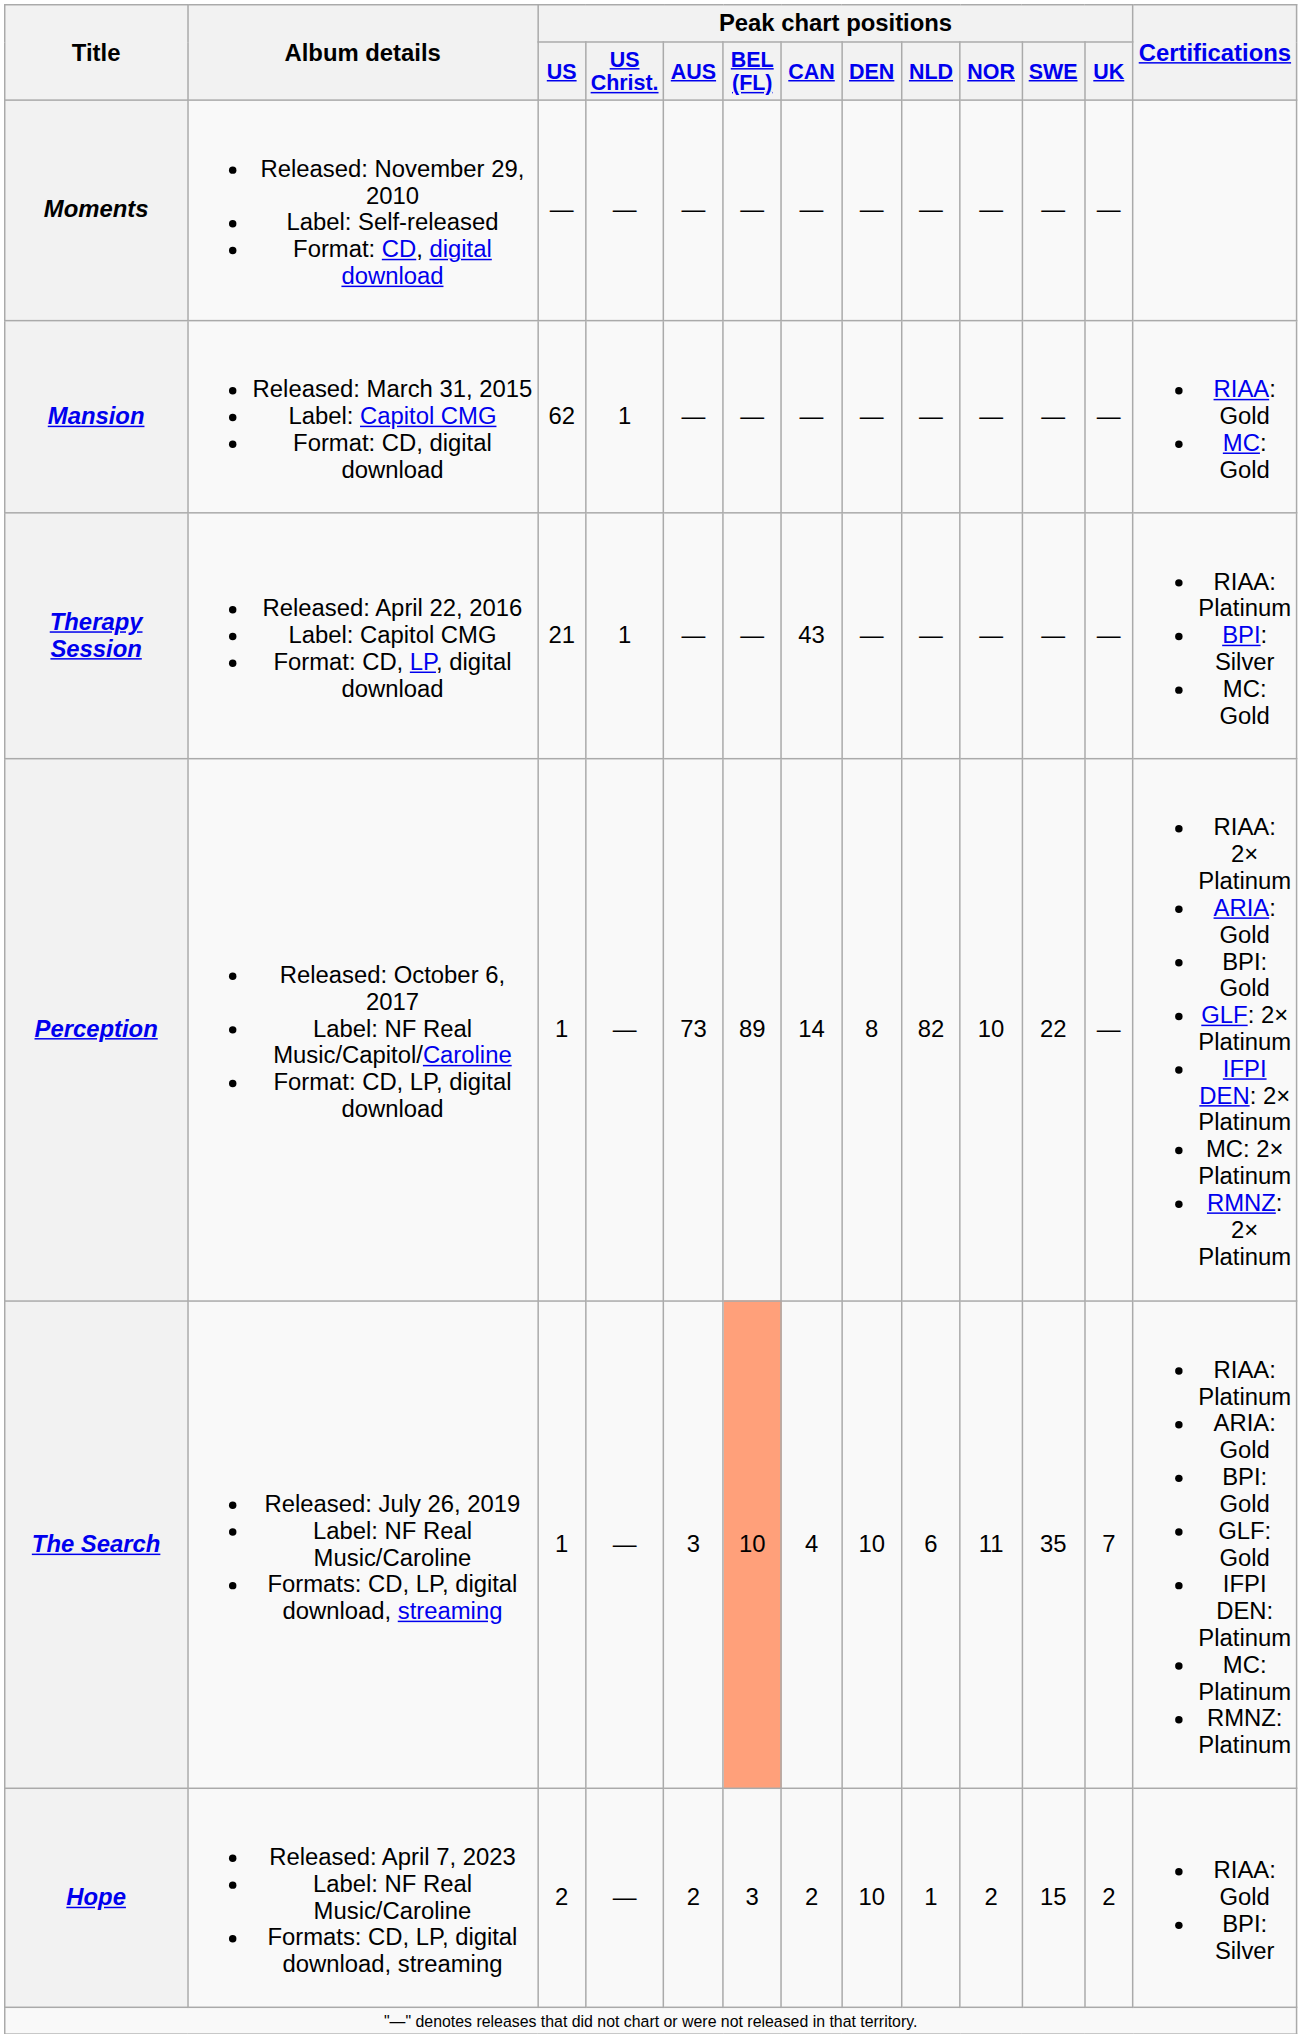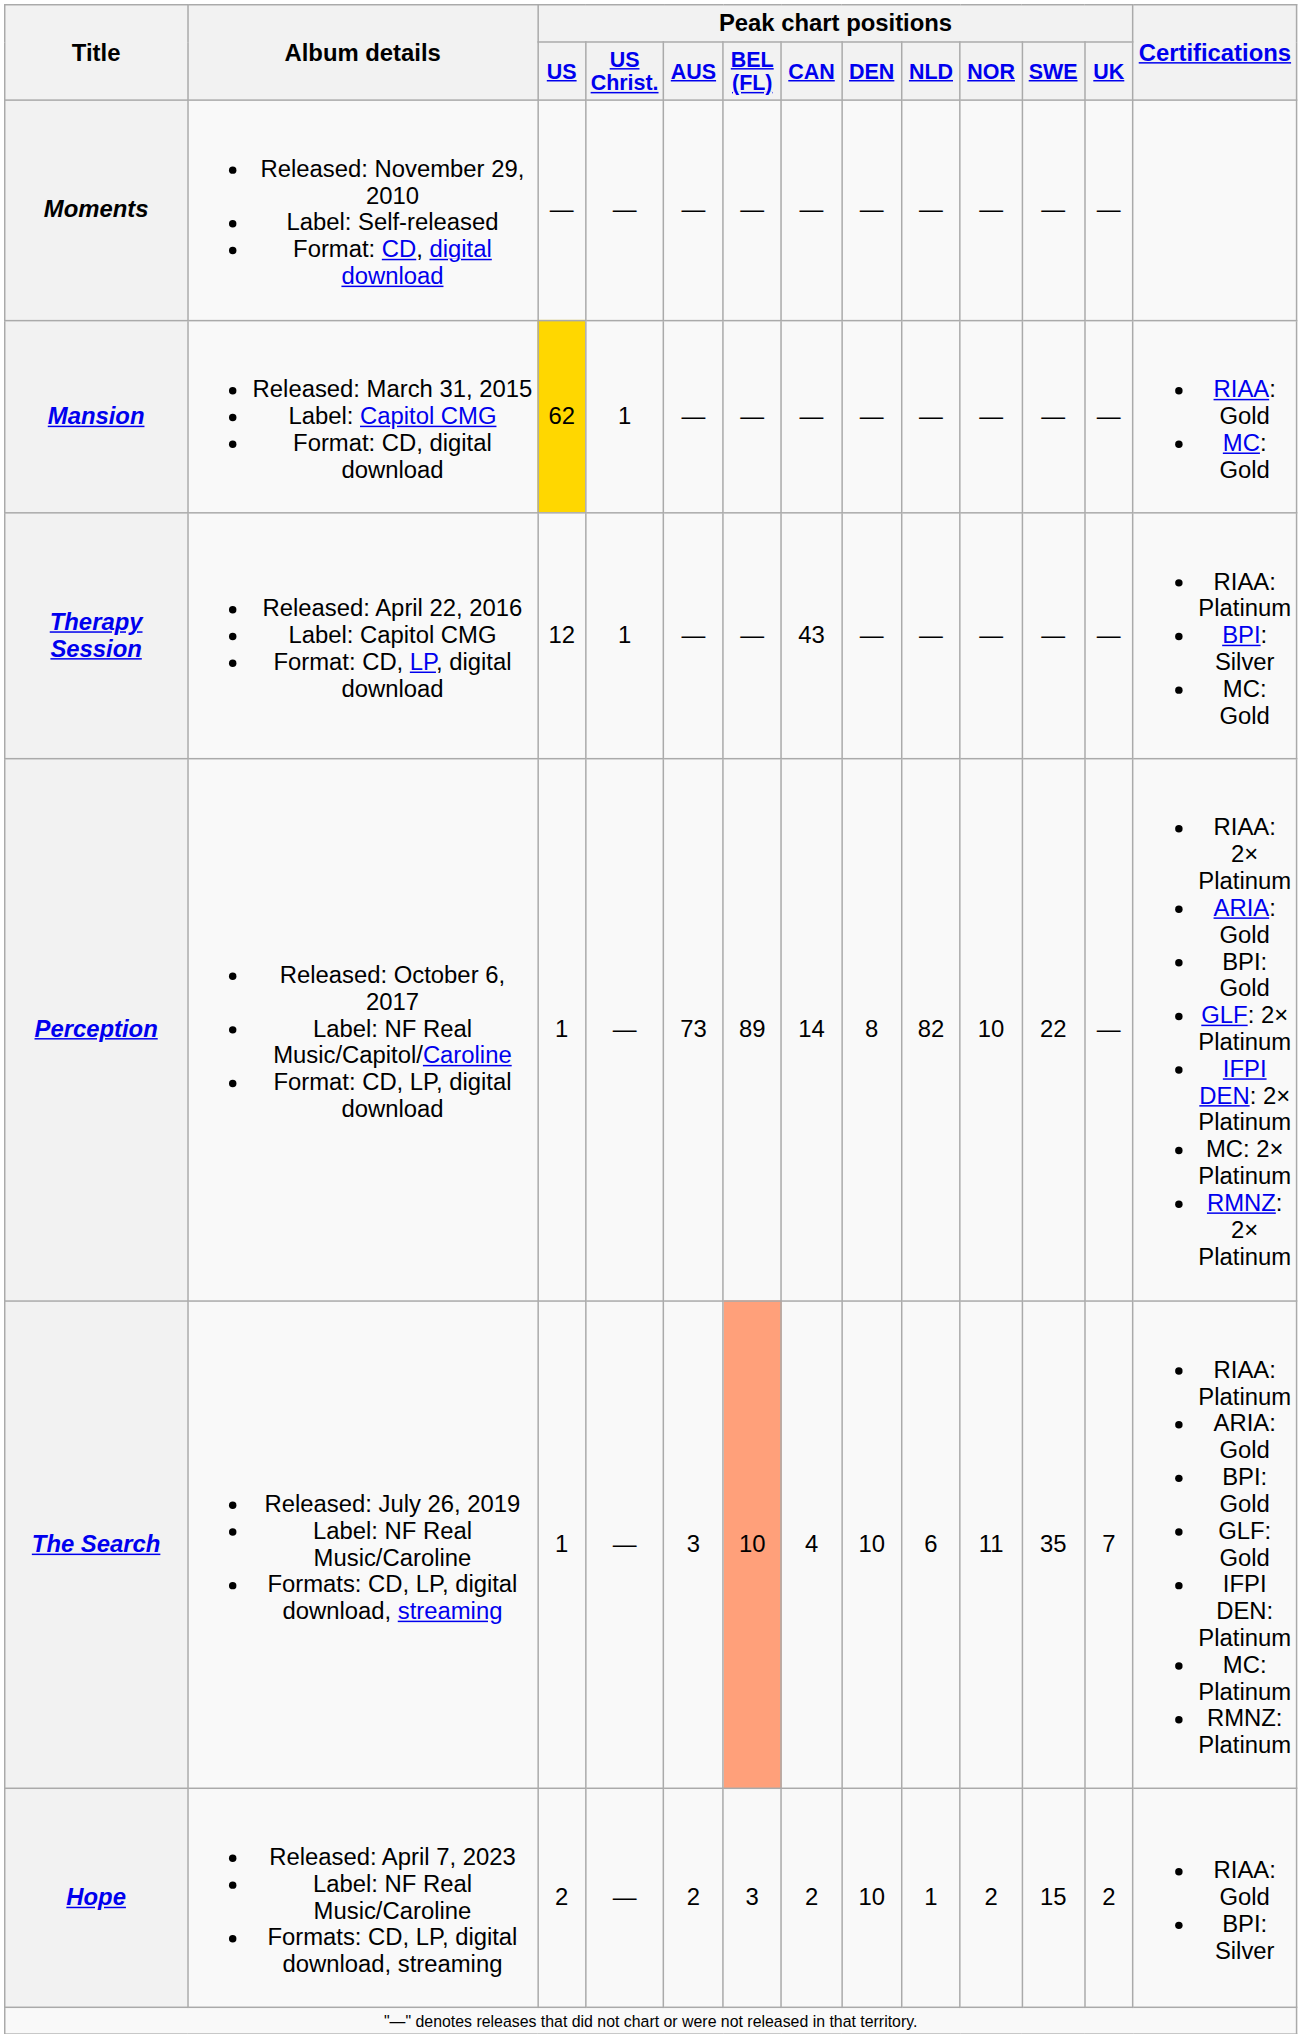(562, 416) no background -> (562, 416) gold background
(562, 635) 21 -> (562, 635) 12
